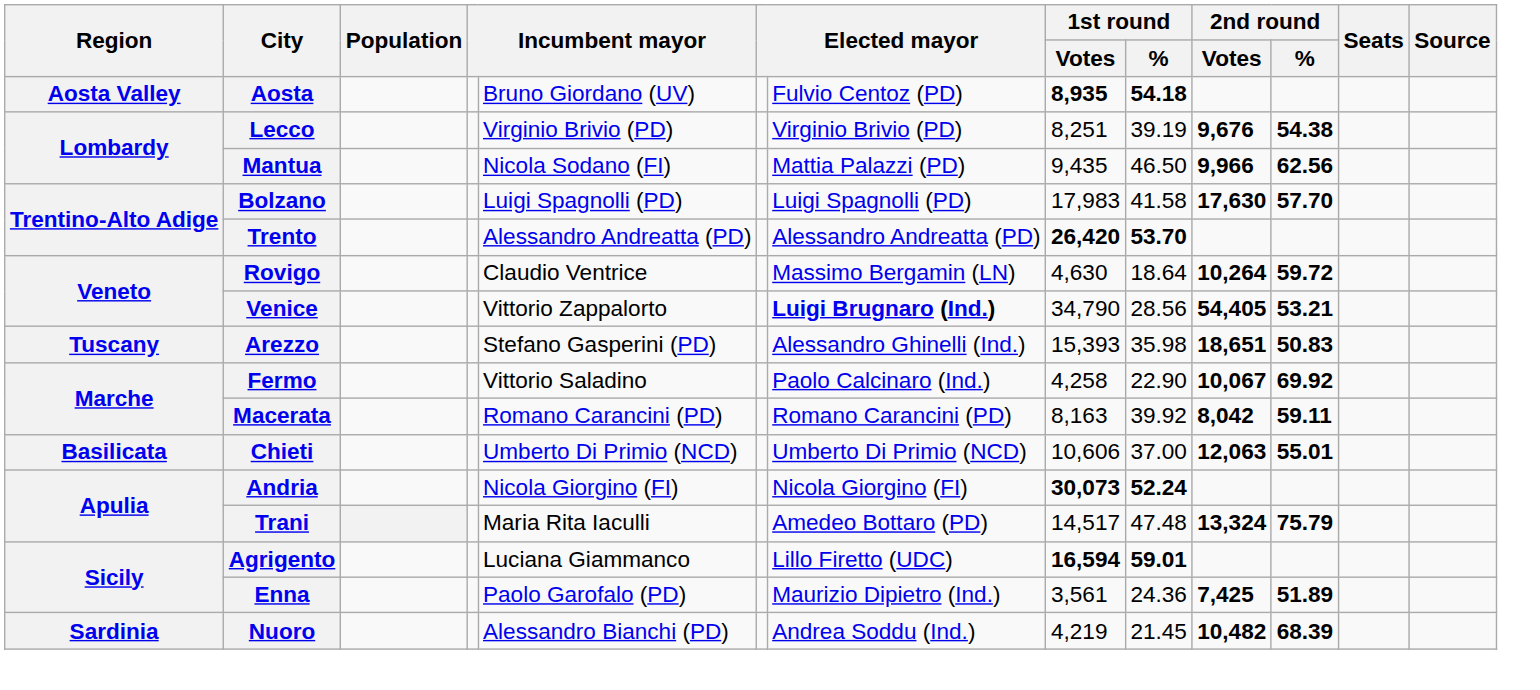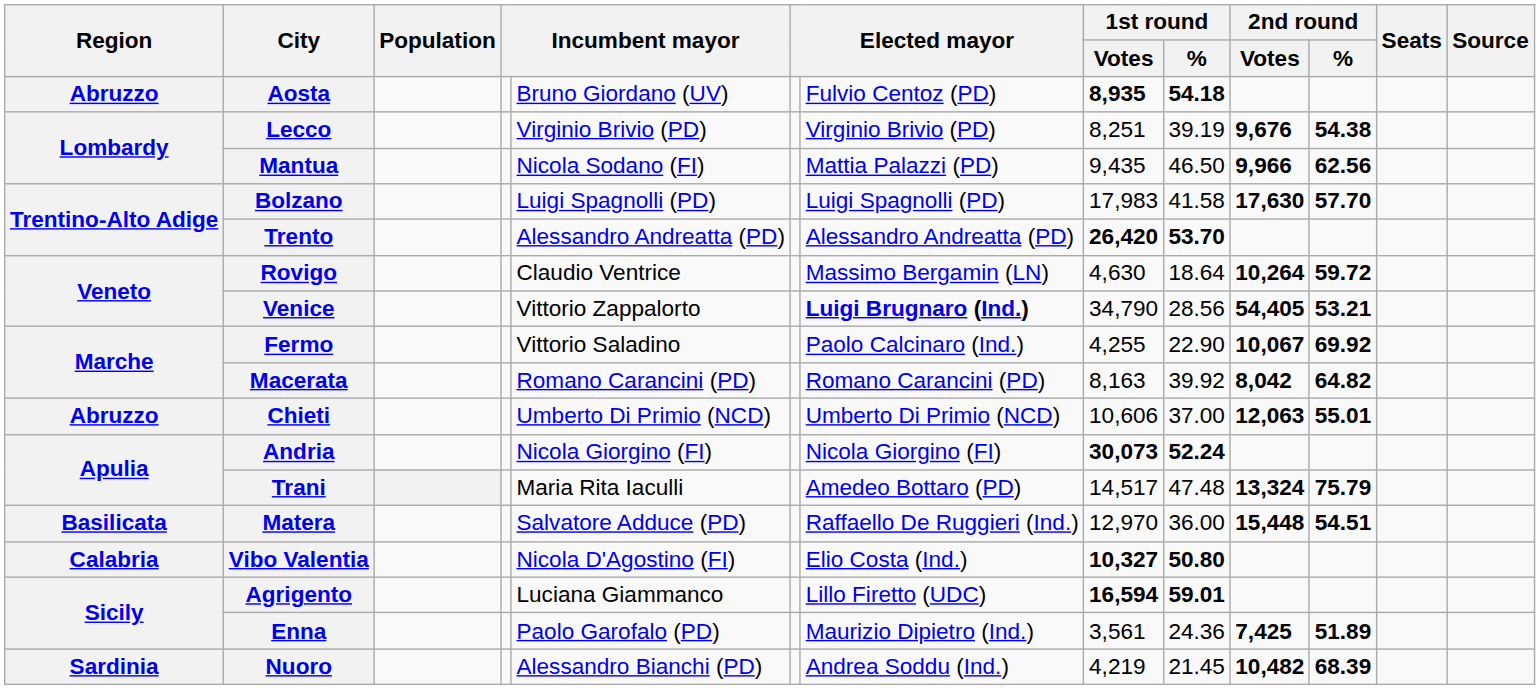(114, 93) Aosta Valley -> (114, 93) Abruzzo
- row: (282, 344)
(1079, 380) 4,258 -> (1117, 344) 4,255
(1304, 415) 59.11 -> (1343, 380) 64.82
(114, 451) Basilicata -> (114, 415) Abruzzo
+ row: (299, 523)
+ row: (299, 559)
